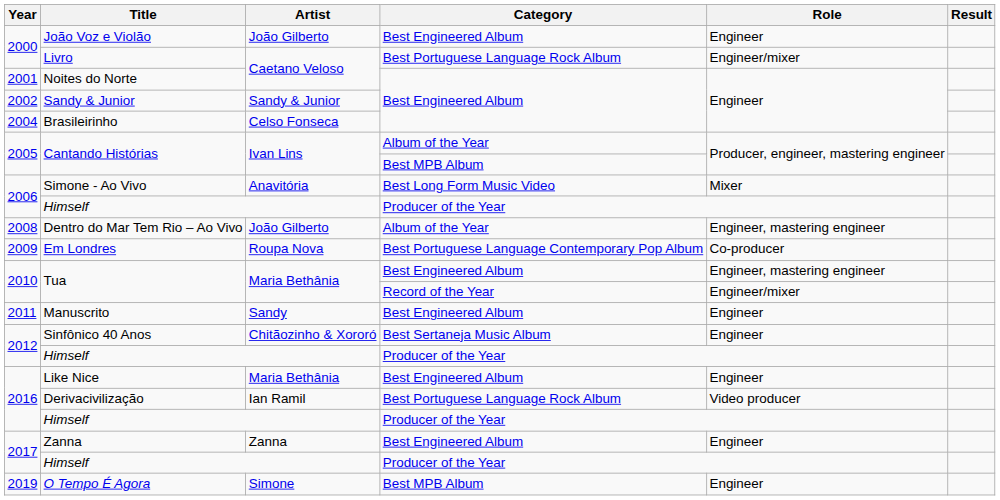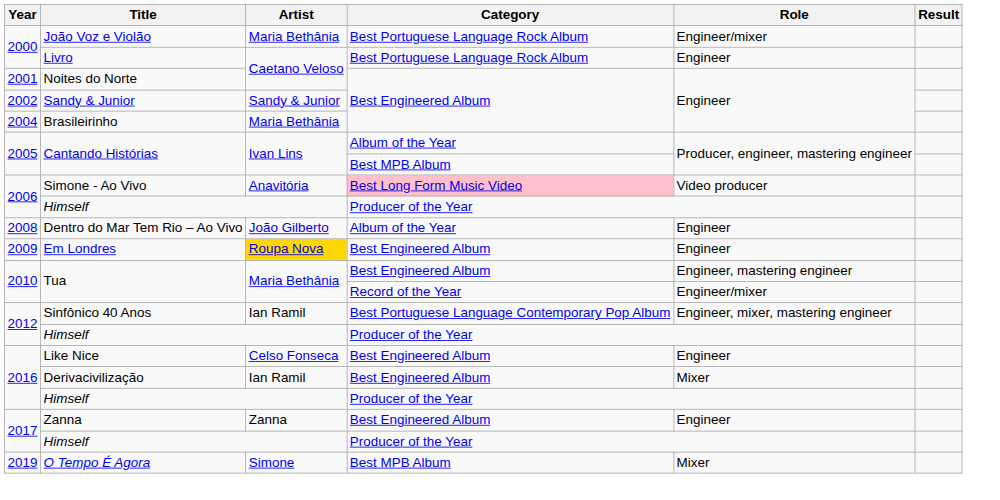(289, 36) João Gilberto -> (294, 36) Maria Bethânia
(453, 36) Best Engineered Album -> (469, 36) Best Portuguese Language Rock Album
(736, 36) Engineer -> (722, 36) Engineer/mixer
(755, 57) Engineer/mixer -> (703, 57) Engineer
(294, 121) Celso Fonseca -> (294, 121) Maria Bethânia
(469, 185) no background -> (436, 185) pink background
(726, 185) Mixer -> (722, 185) Video producer
(797, 228) Engineer, mastering engineer -> (703, 228) Engineer
(286, 249) no background -> (286, 249) gold background
(543, 249) Best Portuguese Language Contemporary Pop Album -> (420, 249) Best Engineered Album
(747, 249) Co-producer -> (703, 249) Engineer
- row: (22, 313)
(313, 334) Chitãozinho & Xororó -> (277, 313) Ian Ramil
(467, 334) Best Sertaneja Music Album -> (510, 313) Best Portuguese Language Contemporary Pop Album
(736, 334) Engineer -> (784, 313) Engineer, mixer, mastering engineer
(294, 377) Maria Bethânia -> (294, 356) Celso Fonseca
(502, 398) Best Portuguese Language Rock Album -> (420, 377) Best Engineered Album
(755, 398) Video producer -> (693, 377) Mixer
(736, 484) Engineer -> (693, 462) Mixer
